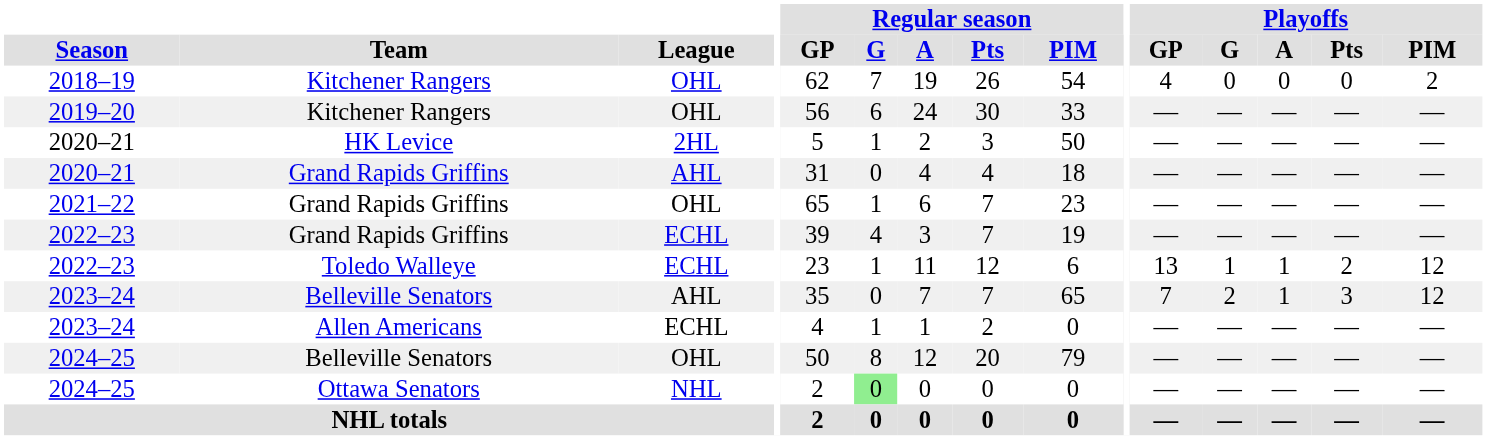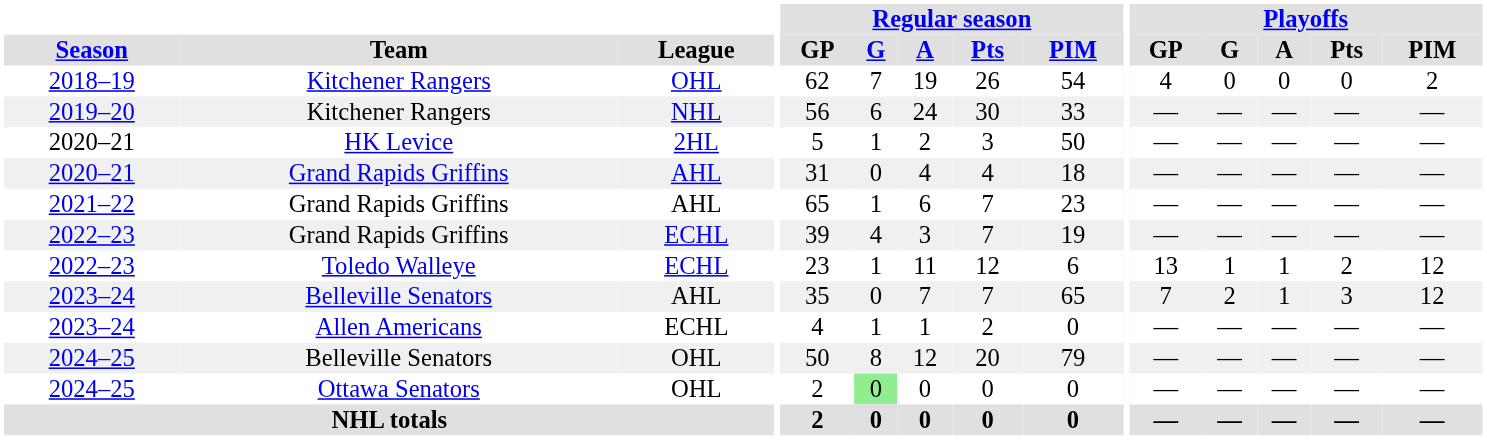(696, 111) OHL -> (696, 111) NHL
(696, 203) OHL -> (696, 203) AHL
(696, 388) NHL -> (696, 388) OHL
